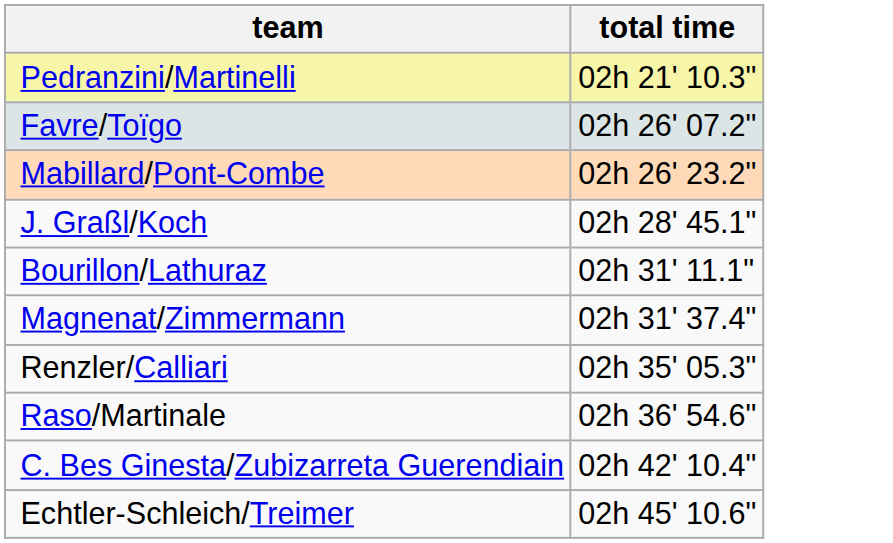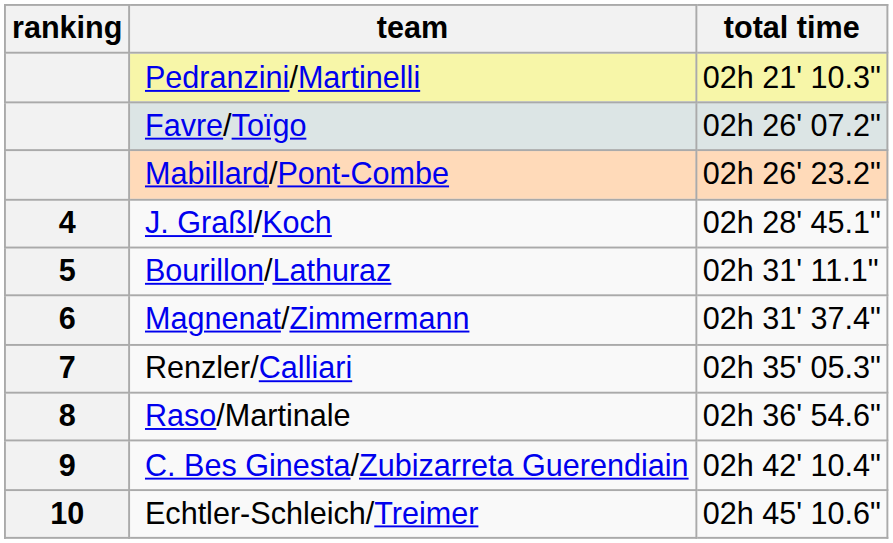+ column: (67, 28)
